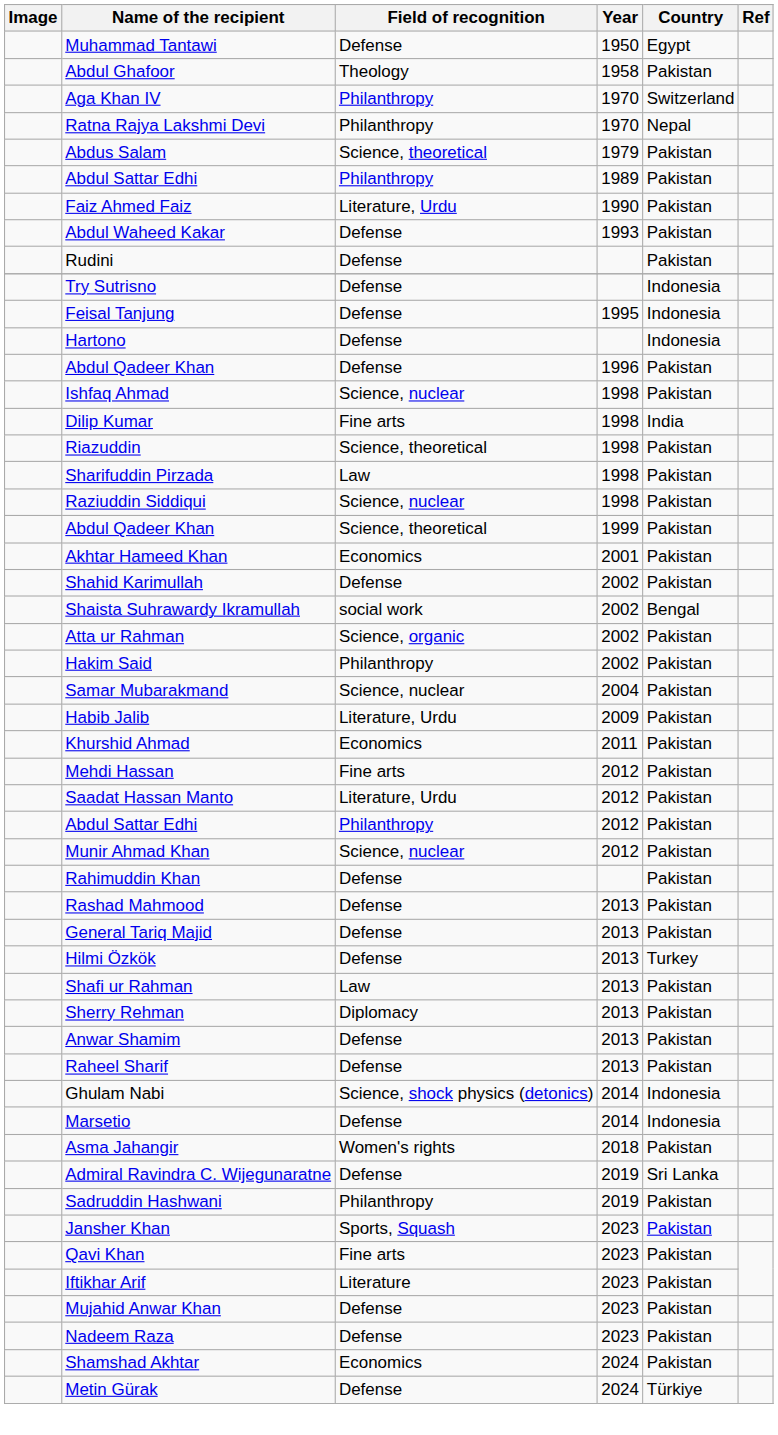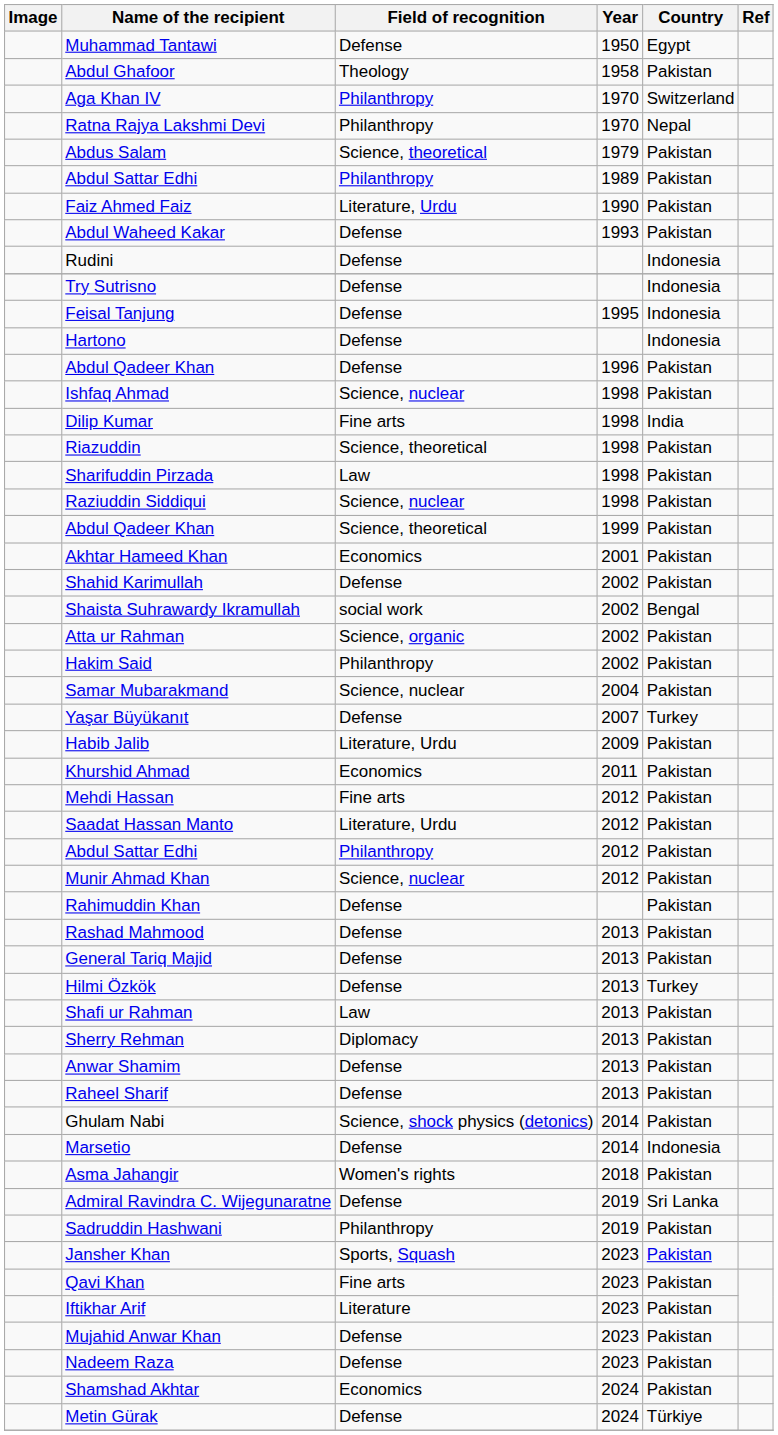(679, 260) Pakistan -> (684, 260) Indonesia
+ row: (127, 717)
(684, 1093) Indonesia -> (679, 1120) Pakistan
